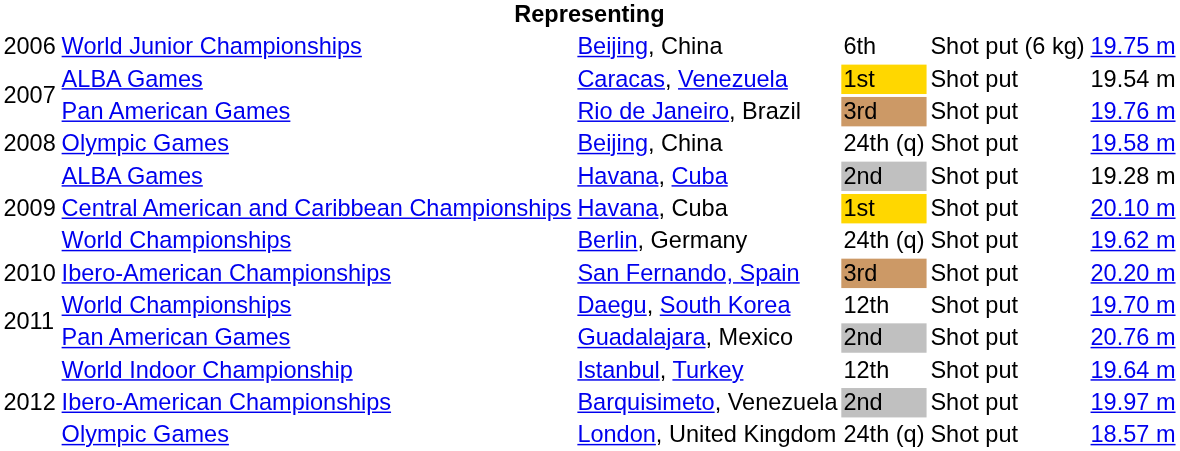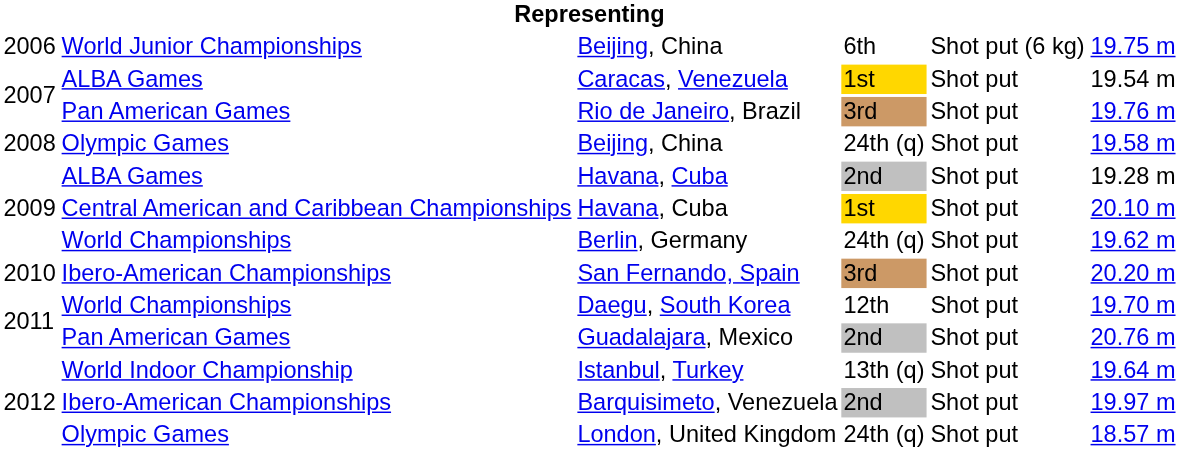(866, 370) 12th -> (884, 370) 13th (q)
